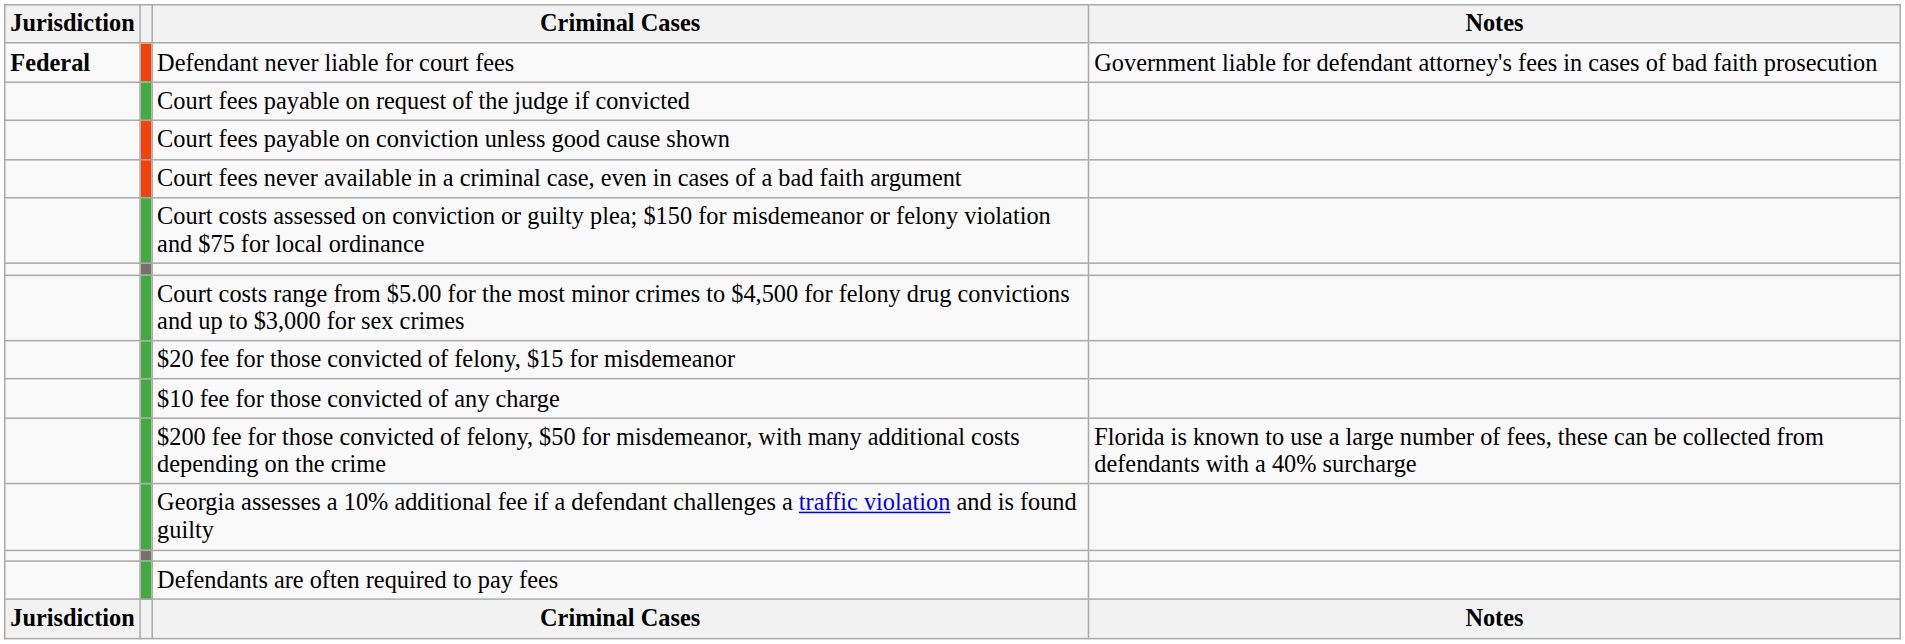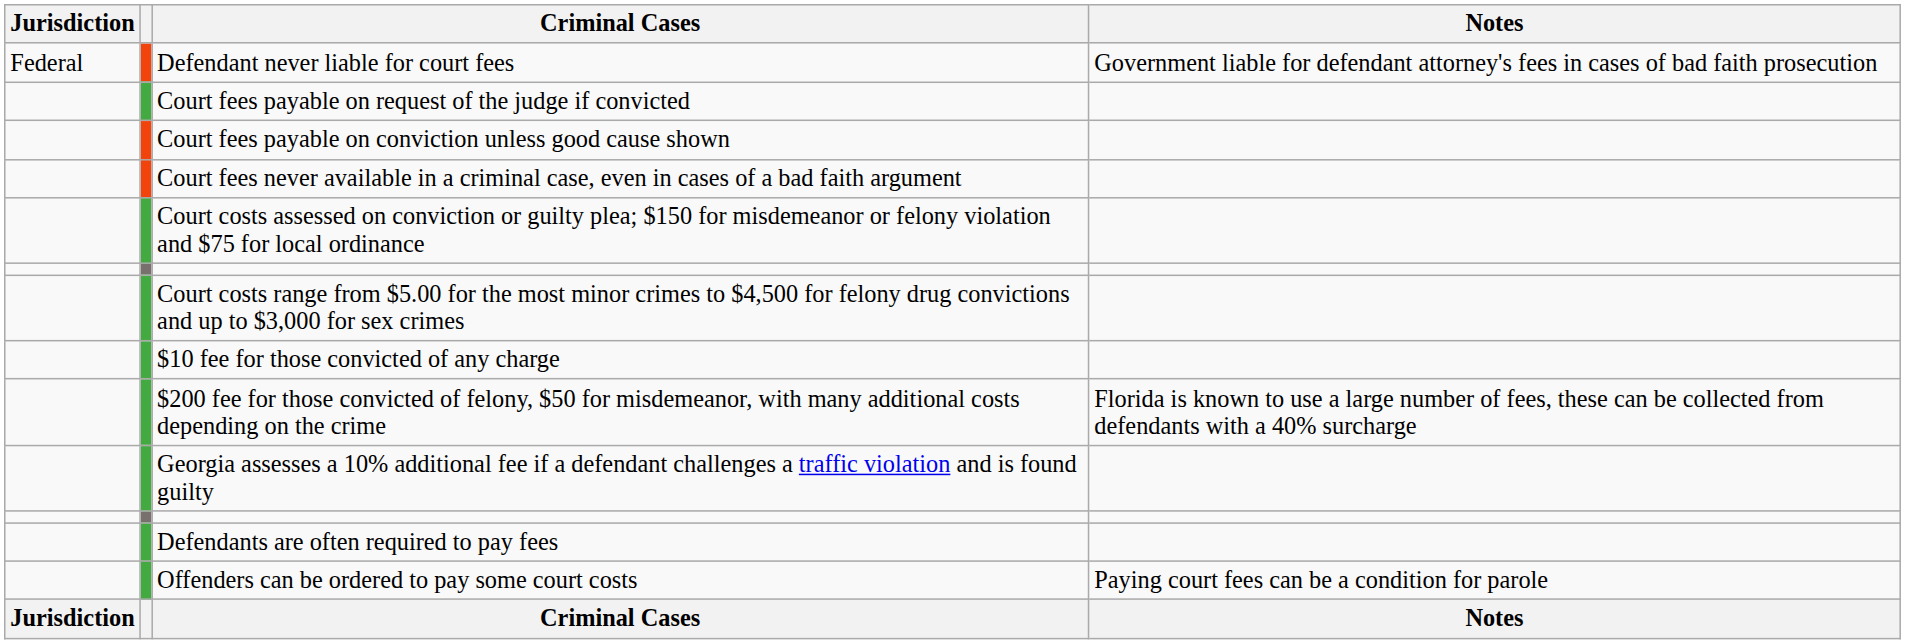(50, 62) bold -> (47, 62) normal
- row: (446, 359)
+ row: (397, 579)
